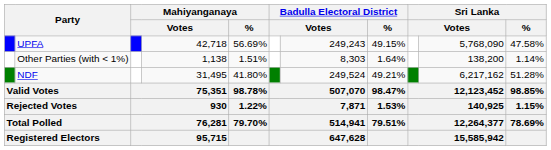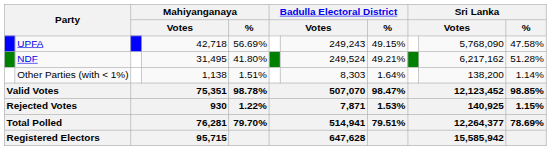rows swapped: (28, 75) <-> (73, 59)
